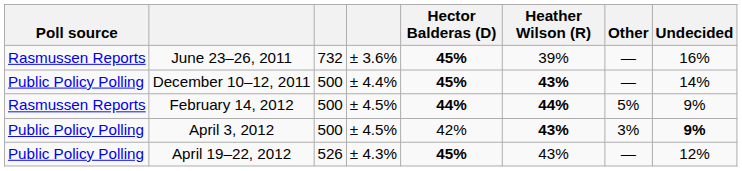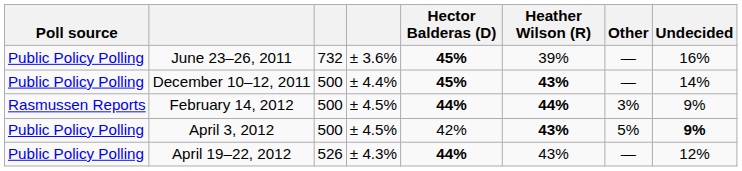(77, 57) Rasmussen Reports -> (76, 57) Public Policy Polling
(628, 105) 5% -> (628, 105) 3%
(628, 130) 3% -> (628, 130) 5%
(452, 154) 45% -> (452, 154) 44%
